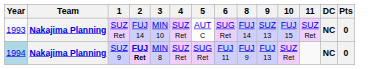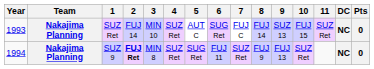+ column: (241, 12)
(16, 53) lightblue background -> (16, 53) no background
